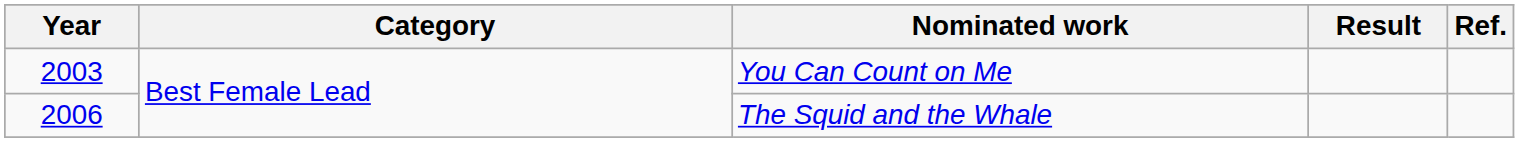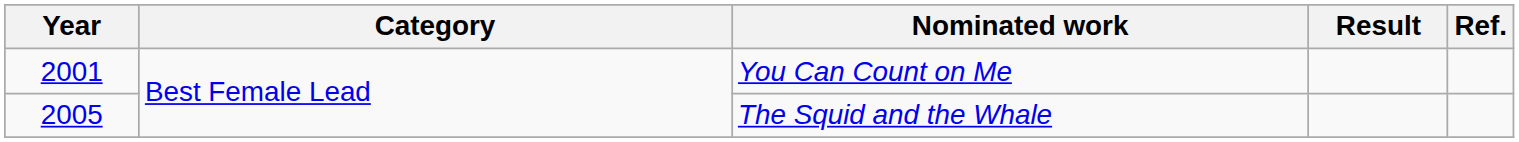(72, 70) 2003 -> (72, 70) 2001
(72, 114) 2006 -> (72, 114) 2005
